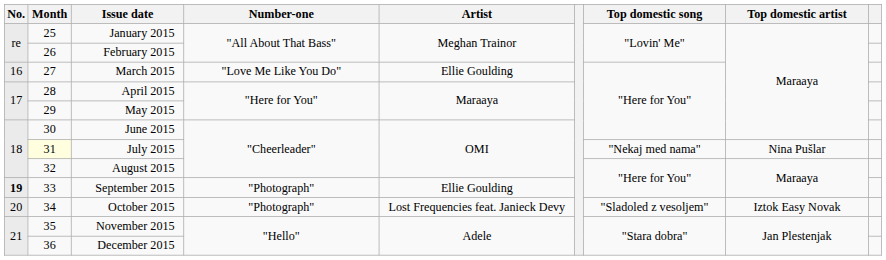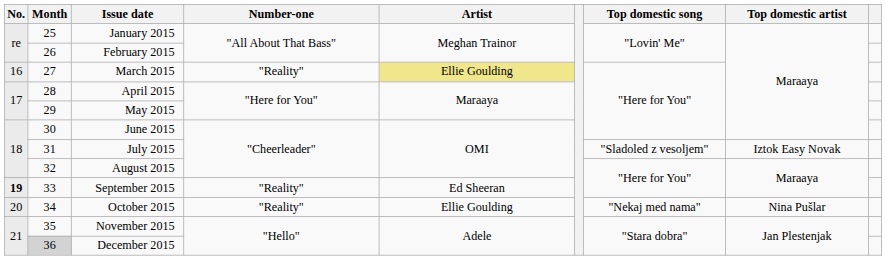(281, 71) "Love Me Like You Do" -> (281, 71) "Reality"
(477, 71) no background -> (477, 71) khaki background
(50, 149) lightyellow background -> (50, 149) no background
(655, 149) "Nekaj med nama" -> (655, 149) "Sladoled z vesoljem"
(797, 149) Nina Pušlar -> (797, 149) Iztok Easy Novak
(281, 187) "Photograph" -> (281, 187) "Reality"
(477, 187) Ellie Goulding -> (477, 187) Ed Sheeran
(281, 206) "Photograph" -> (281, 206) "Reality"
(477, 206) Lost Frequencies feat. Janieck Devy -> (477, 206) Ellie Goulding
(655, 206) "Sladoled z vesoljem" -> (655, 206) "Nekaj med nama"
(797, 206) Iztok Easy Novak -> (797, 206) Nina Pušlar
(50, 245) no background -> (50, 245) lightgrey background
